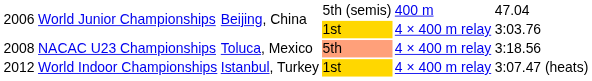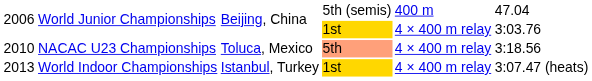(19, 48) 2008 -> (19, 48) 2010
(19, 67) 2012 -> (19, 67) 2013
